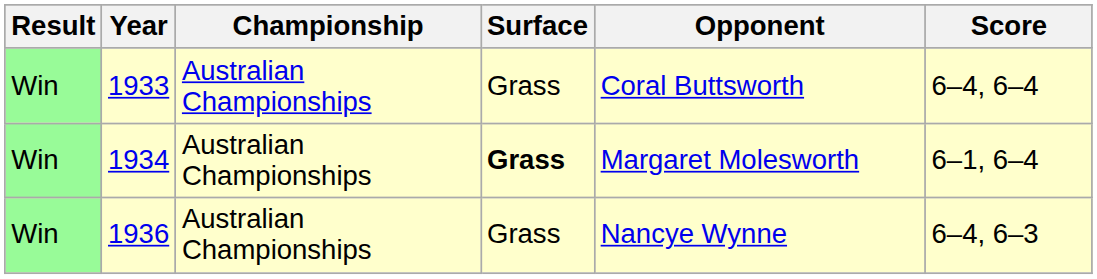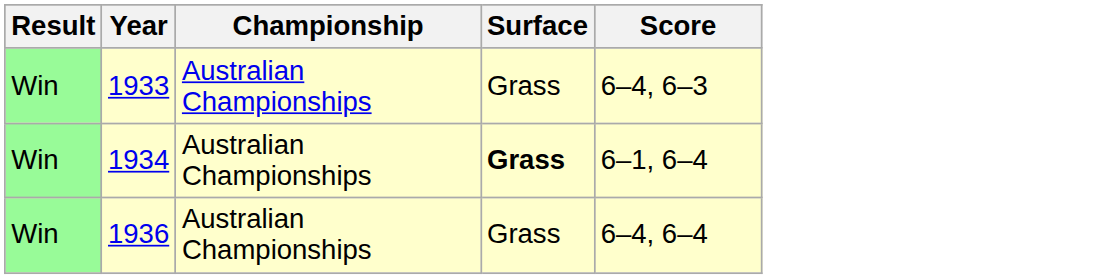- column: (760, 26)
(985, 85) 6–4, 6–4 -> (654, 85) 6–4, 6–3
(985, 234) 6–4, 6–3 -> (654, 234) 6–4, 6–4
